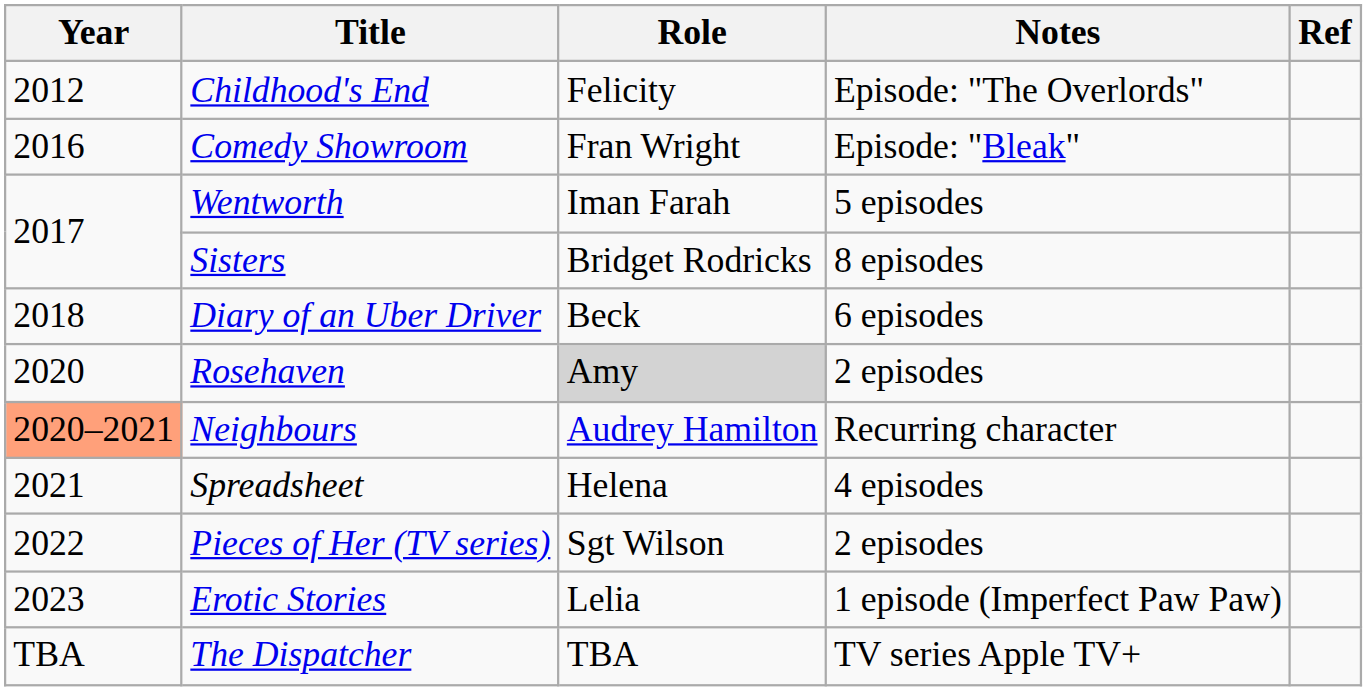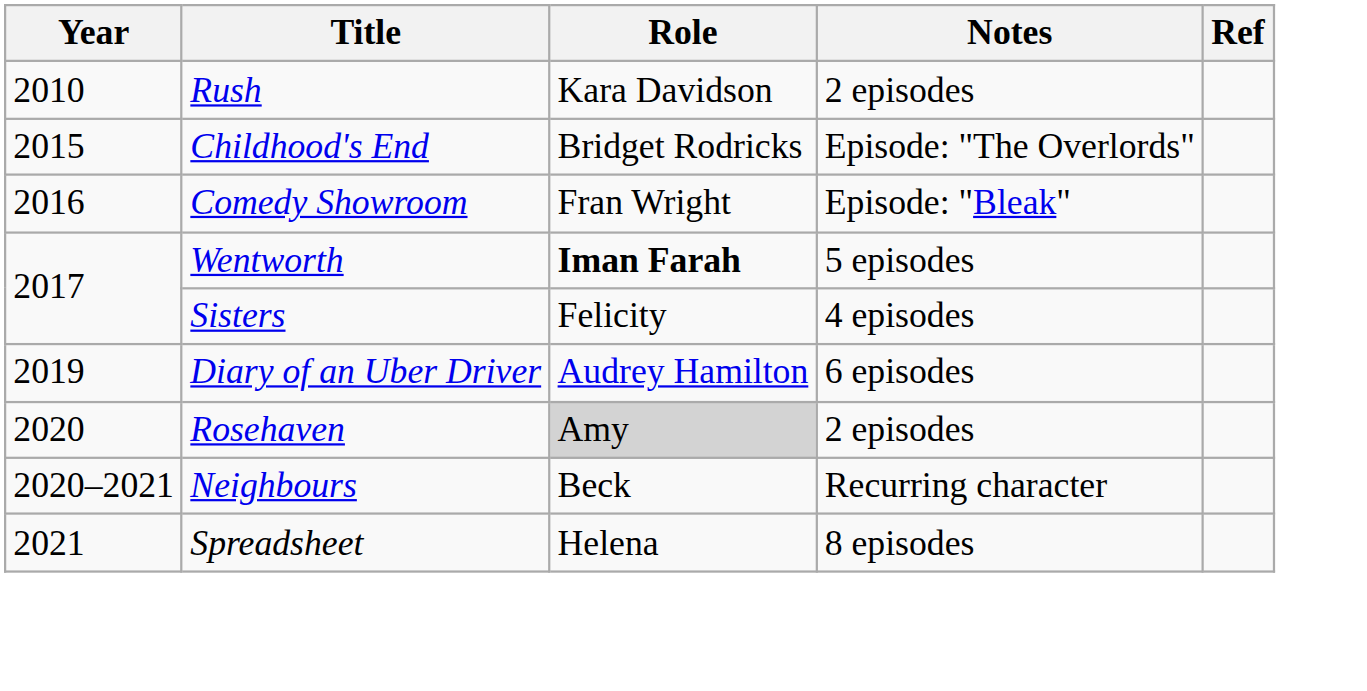+ row: (226, 89)
(49, 89) 2012 -> (49, 145) 2015
(621, 89) Felicity -> (680, 145) Bridget Rodricks
(649, 202) normal -> (649, 259) bold
(689, 259) Bridget Rodricks -> (612, 315) Felicity
(909, 259) 8 episodes -> (900, 315) 4 episodes
(49, 315) 2018 -> (49, 372) 2019
(603, 315) Beck -> (683, 372) Audrey Hamilton
(94, 428) lightsalmon background -> (94, 485) no background
(692, 428) Audrey Hamilton -> (594, 485) Beck
(909, 485) 4 episodes -> (900, 542) 8 episodes
- row: (370, 542)
- row: (288, 598)
- row: (301, 655)
